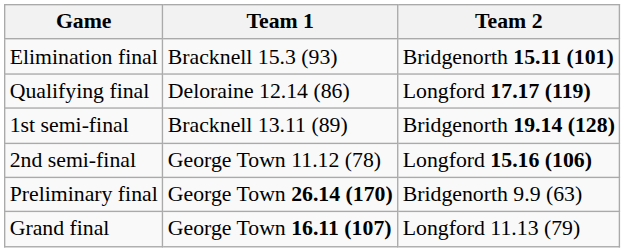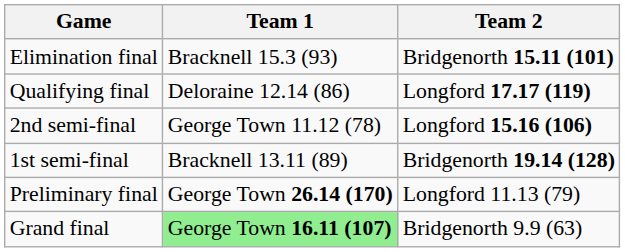rows swapped: (69, 125) <-> (73, 159)
(492, 194) Bridgenorth 9.9 (63) -> (491, 194) Longford 11.13 (79)
(280, 228) no background -> (280, 228) lightgreen background
(491, 228) Longford 11.13 (79) -> (492, 228) Bridgenorth 9.9 (63)
